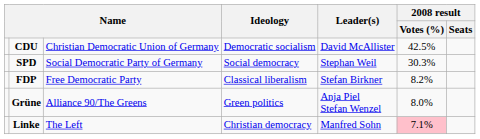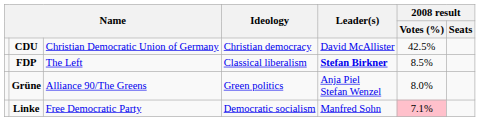(270, 46) Democratic socialism -> (268, 46) Christian democracy
- row: (26, 63)
(94, 79) Free Democratic Party -> (64, 63) The Left
(351, 79) normal -> (354, 63) bold
(422, 79) 8.2% -> (422, 63) 8.5%
(64, 125) The Left -> (94, 108) Free Democratic Party
(268, 125) Christian democracy -> (270, 108) Democratic socialism
